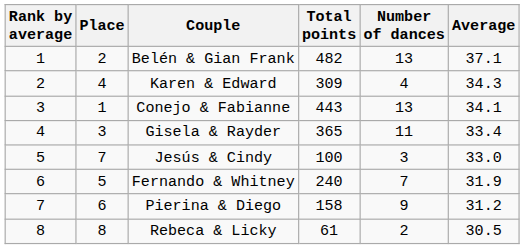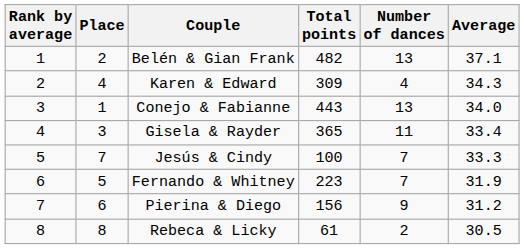(484, 108) 34.1 -> (484, 108) 34.0
(404, 157) 3 -> (404, 157) 7
(484, 157) 33.0 -> (484, 157) 33.3
(329, 182) 240 -> (329, 182) 223
(329, 206) 158 -> (329, 206) 156
